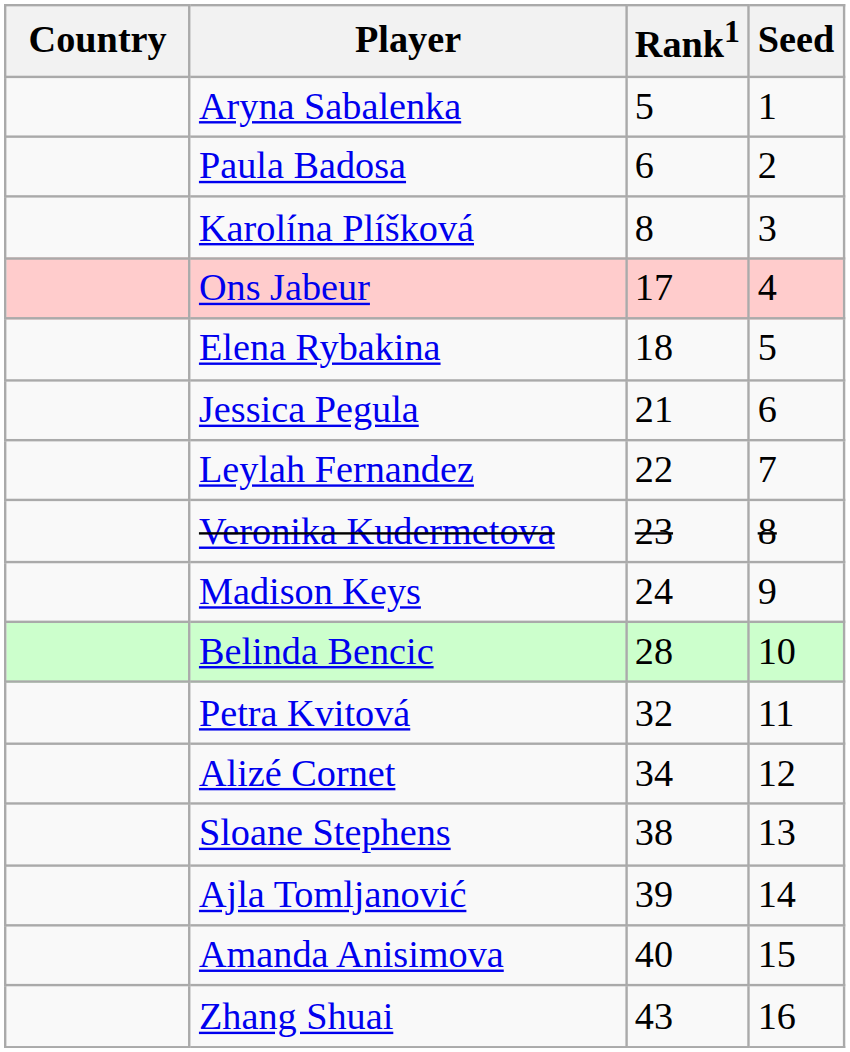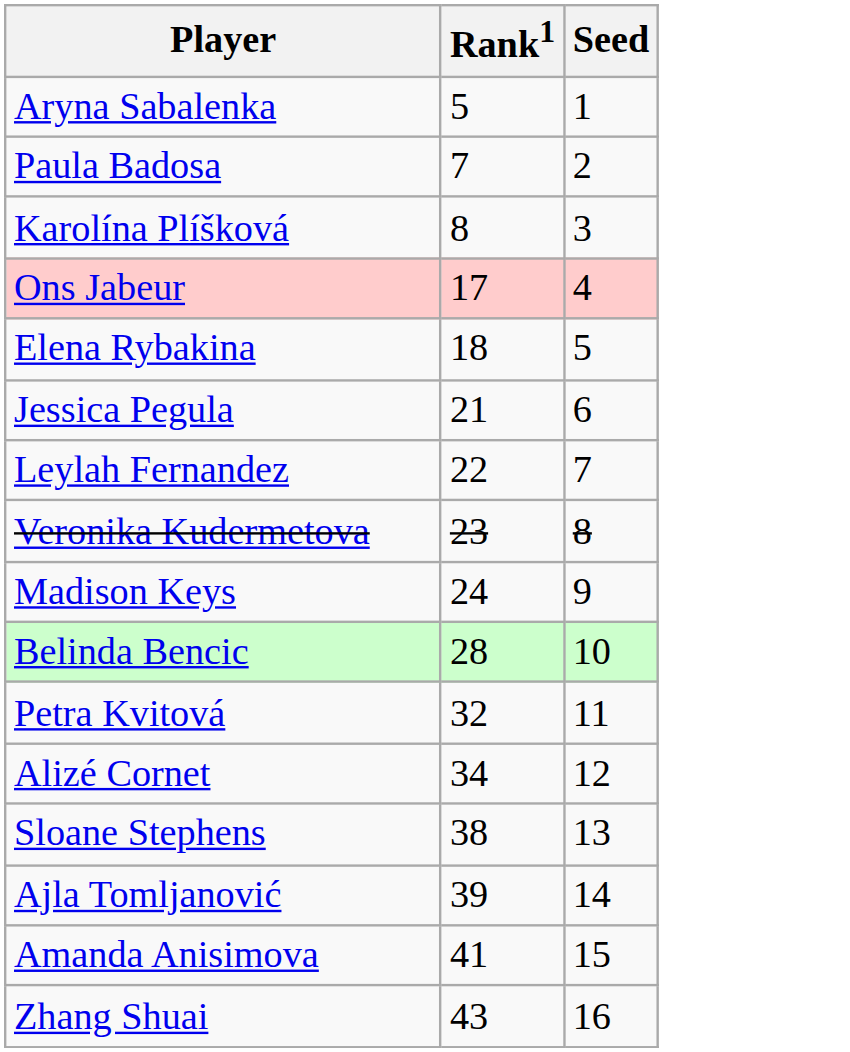- column: (98, 39)
(644, 166) 6 -> (459, 166) 7
(654, 954) 40 -> (469, 954) 41
